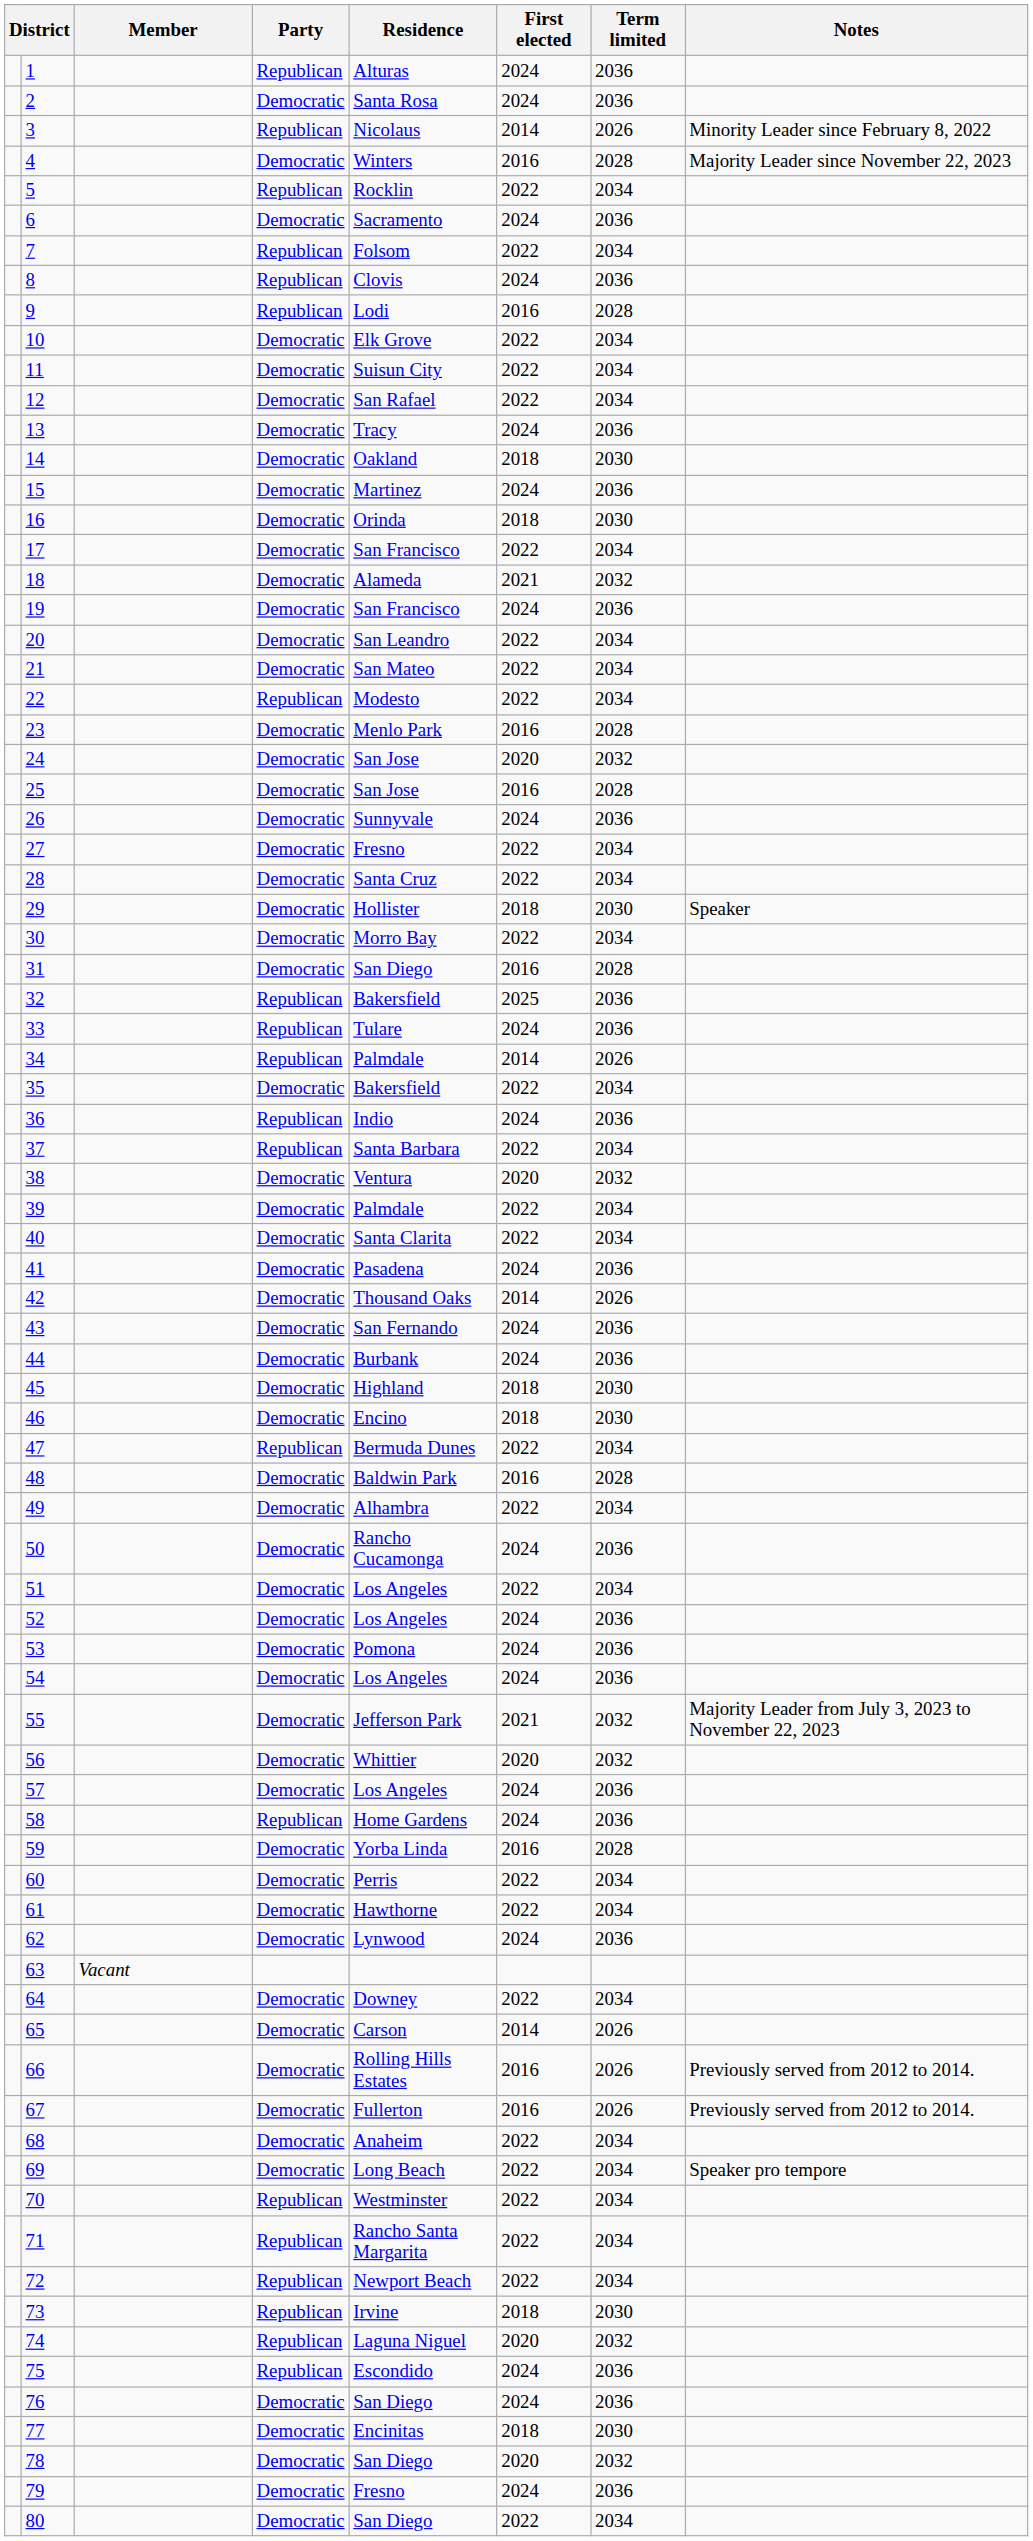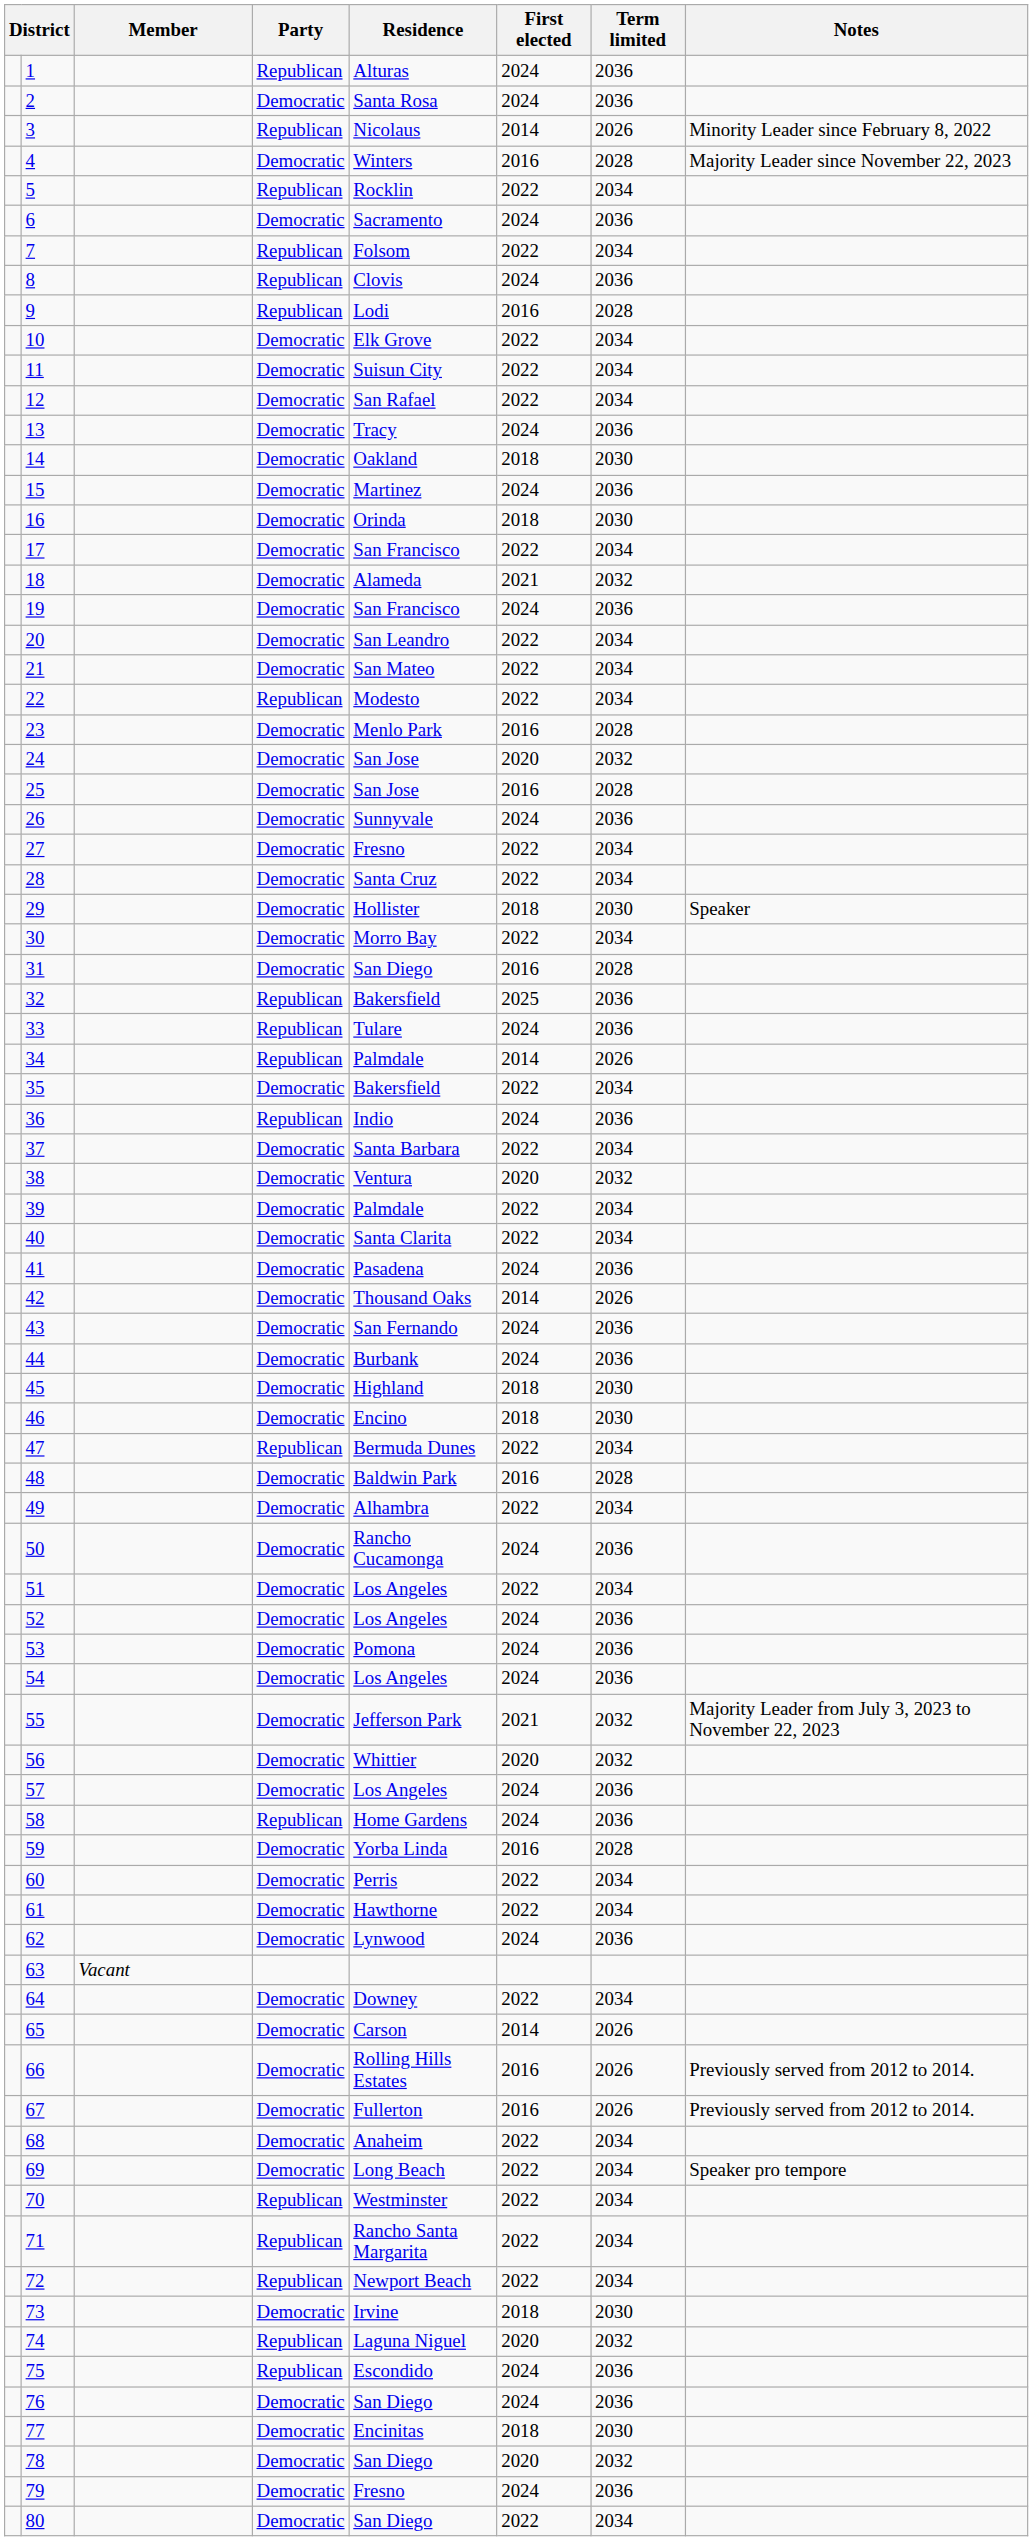(300, 1148) Republican -> (301, 1148) Democratic
(300, 2311) Republican -> (301, 2311) Democratic
